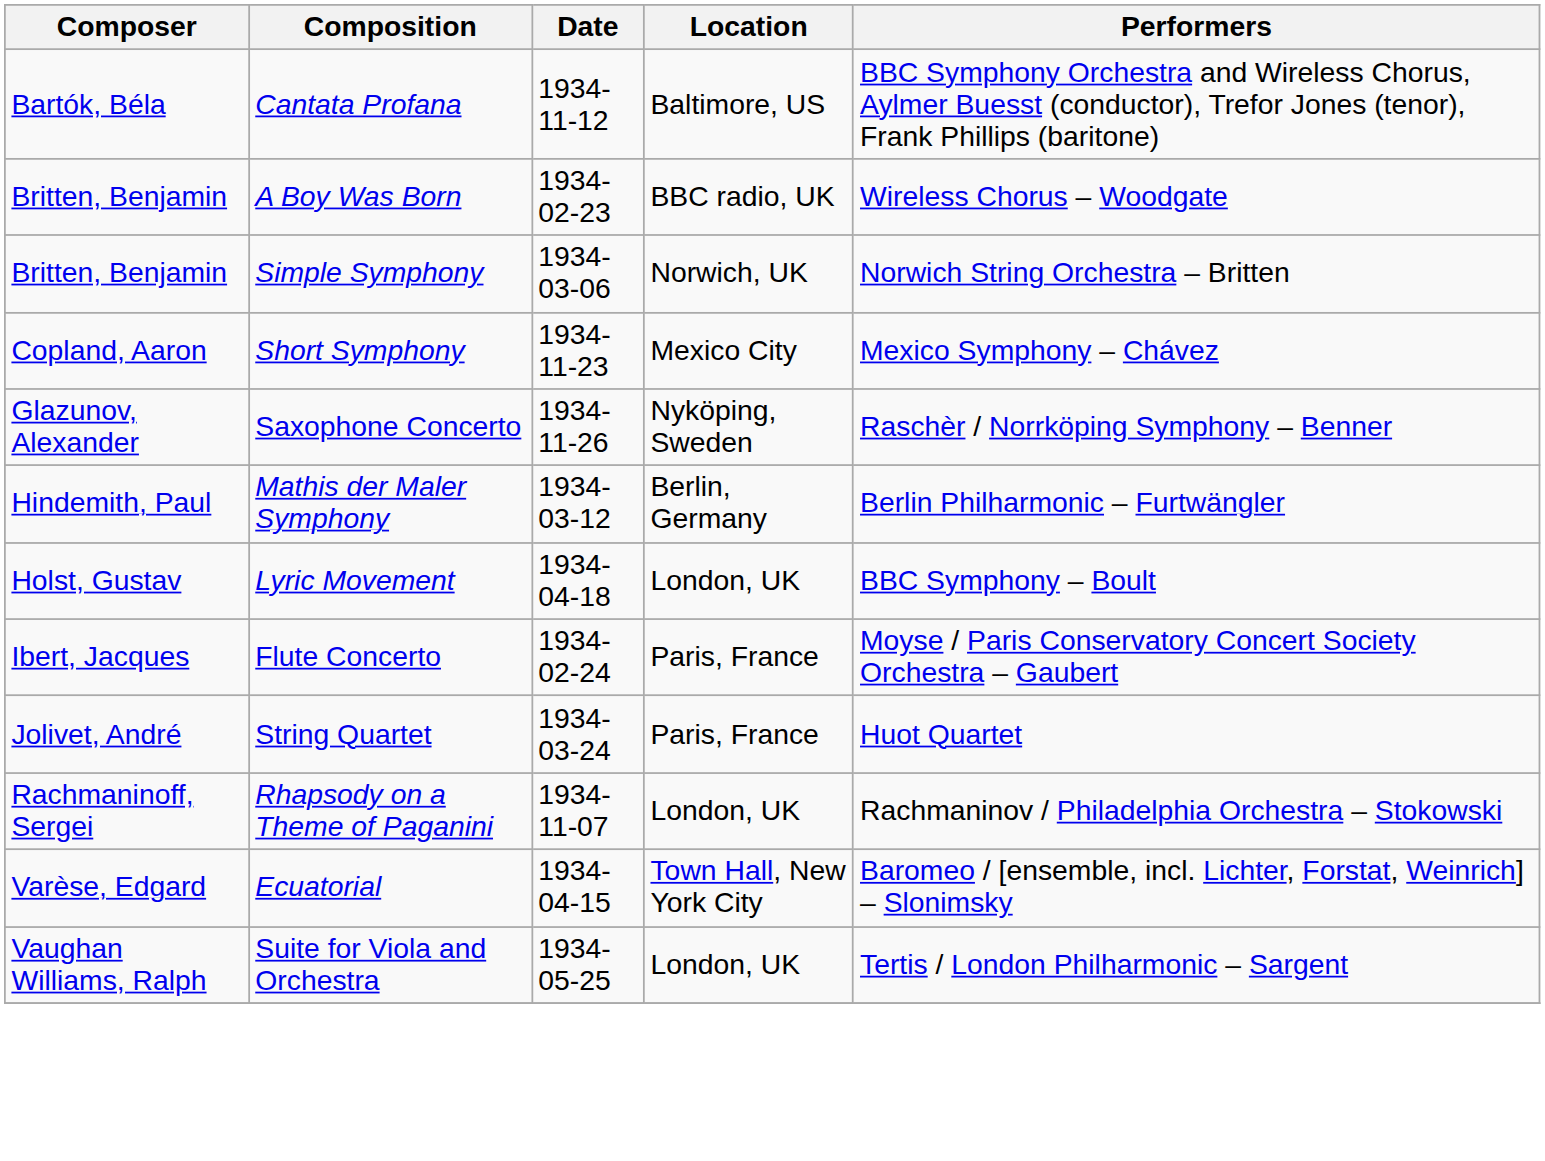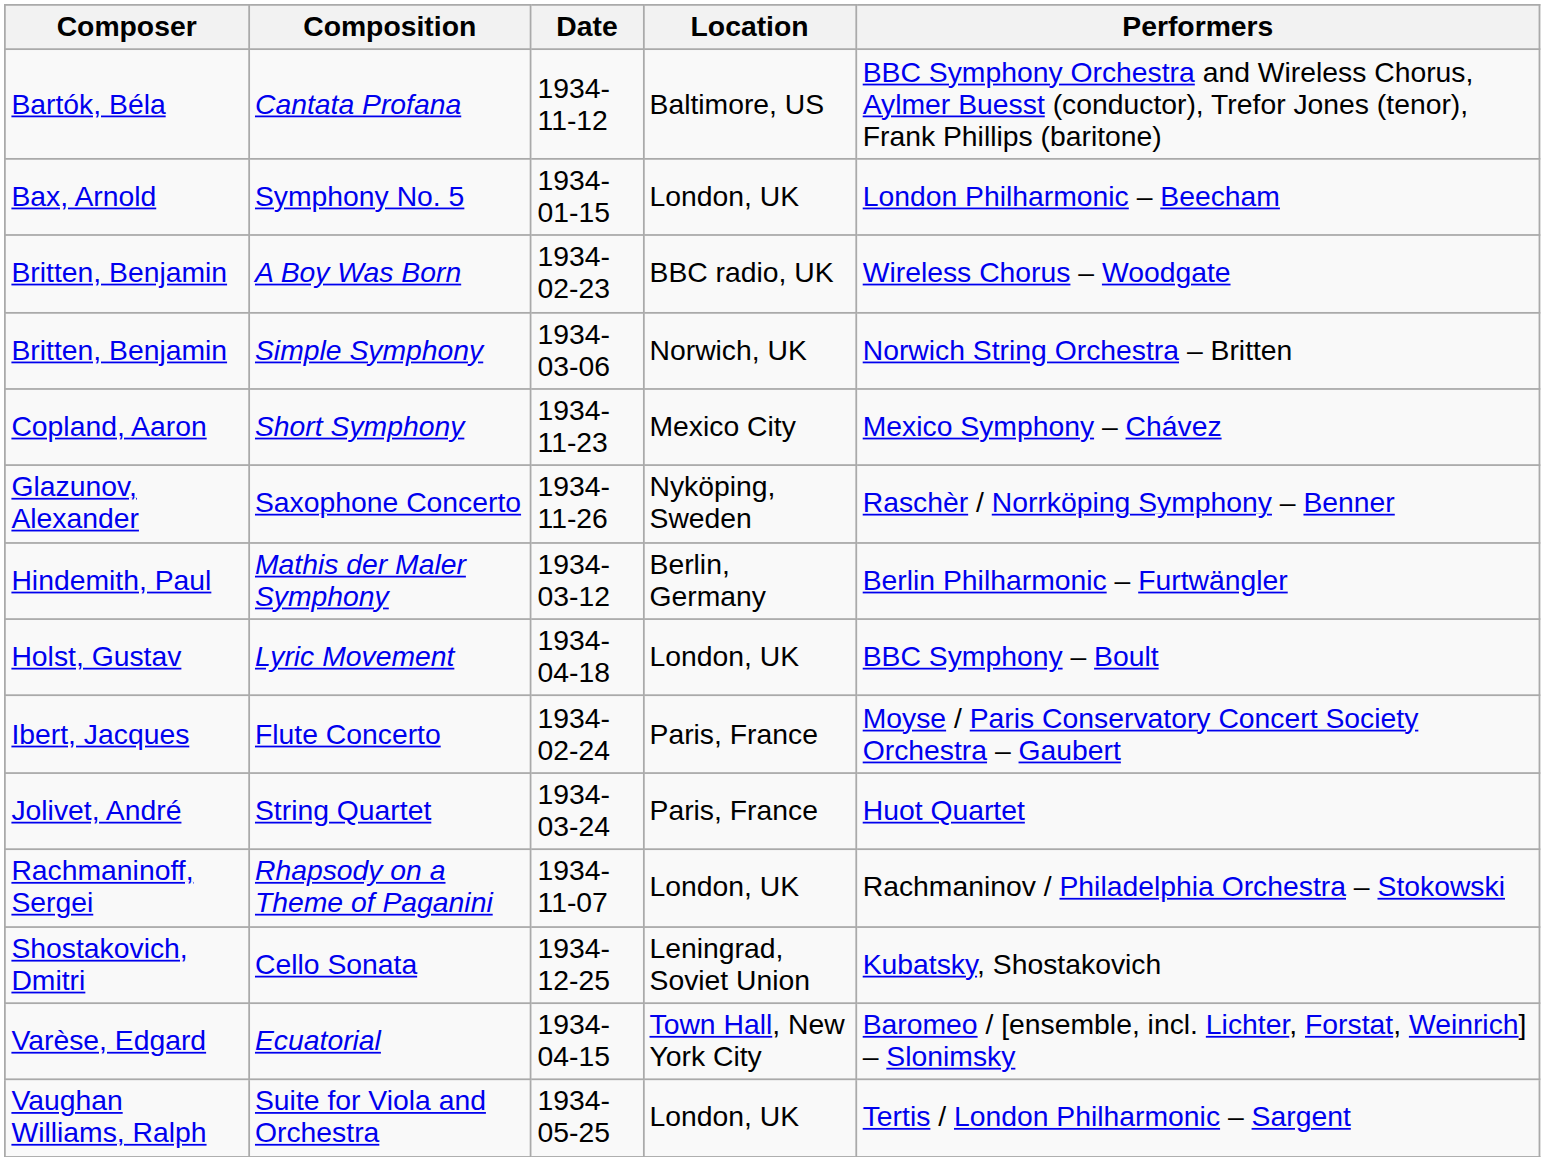+ row: (360, 196)
+ row: (336, 964)
